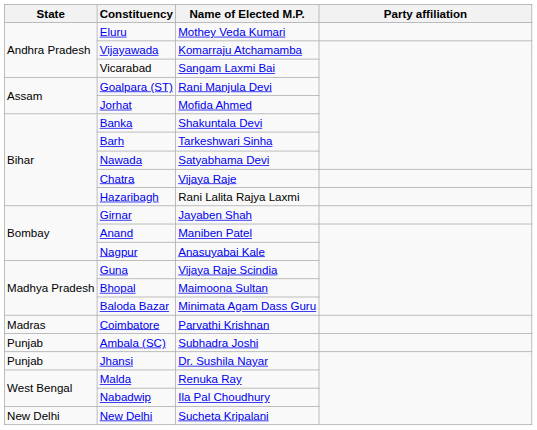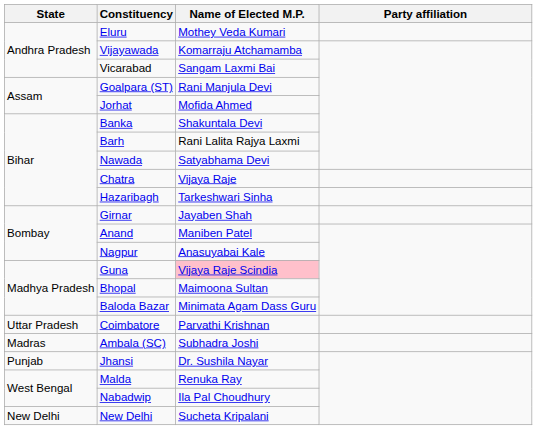(225, 142) Tarkeshwari Sinha -> (239, 142) Rani Lalita Rajya Laxmi
(239, 197) Rani Lalita Rajya Laxmi -> (225, 197) Tarkeshwari Sinha
(228, 270) no background -> (228, 270) pink background
(26, 325) Madras -> (43, 325) Uttar Pradesh
(25, 343) Punjab -> (26, 343) Madras
